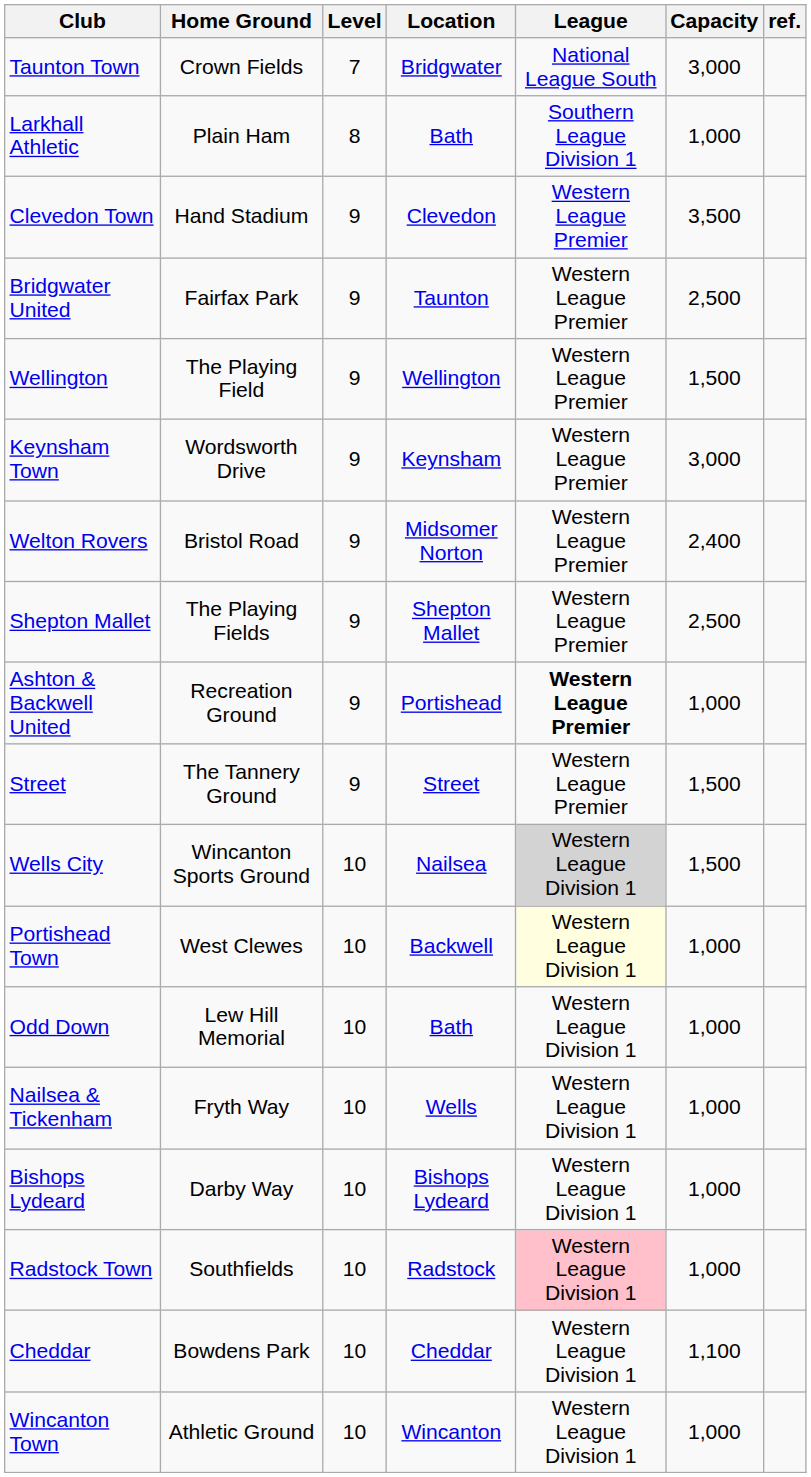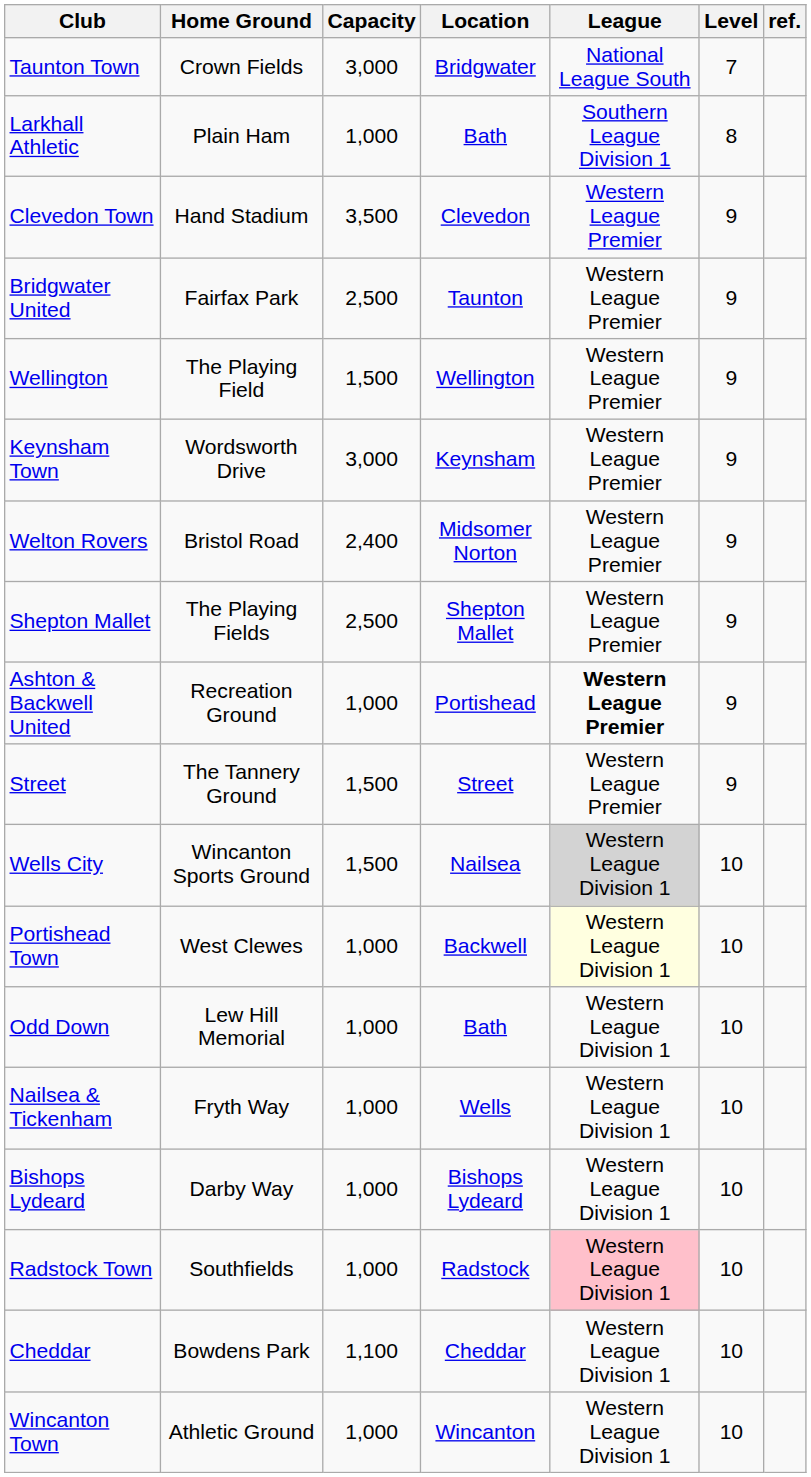columns swapped: (714, 21) <-> (355, 21)
